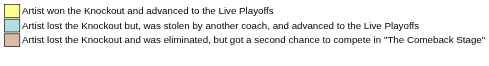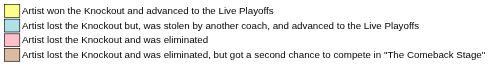+ row: (115, 40)
